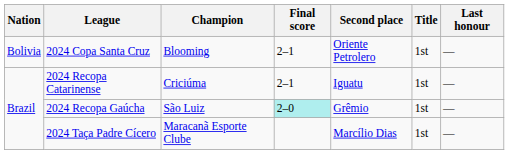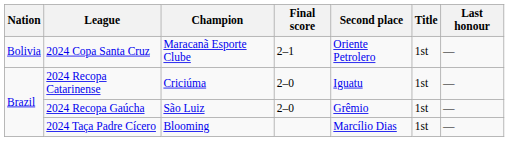(186, 51) Blooming -> (205, 51) Maracanã Esporte Clube
(285, 83) 2–1 -> (285, 83) 2–0
(285, 108) paleturquoise background -> (285, 108) no background
(205, 133) Maracanã Esporte Clube -> (186, 127) Blooming
